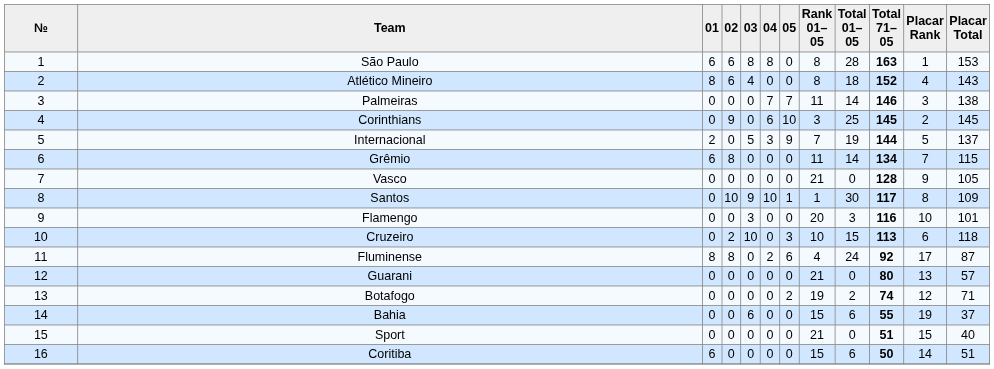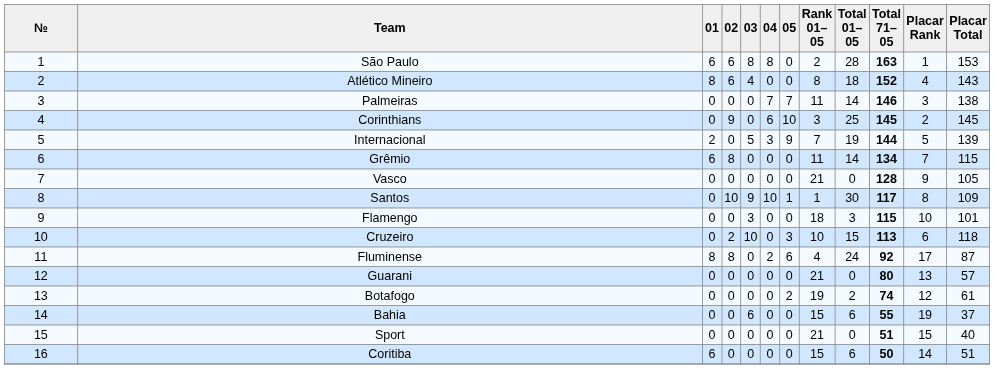(817, 61) 8 -> (817, 61) 2
(968, 139) 137 -> (968, 139) 139
(817, 217) 20 -> (817, 217) 18
(886, 217) 116 -> (886, 217) 115
(968, 295) 71 -> (968, 295) 61
